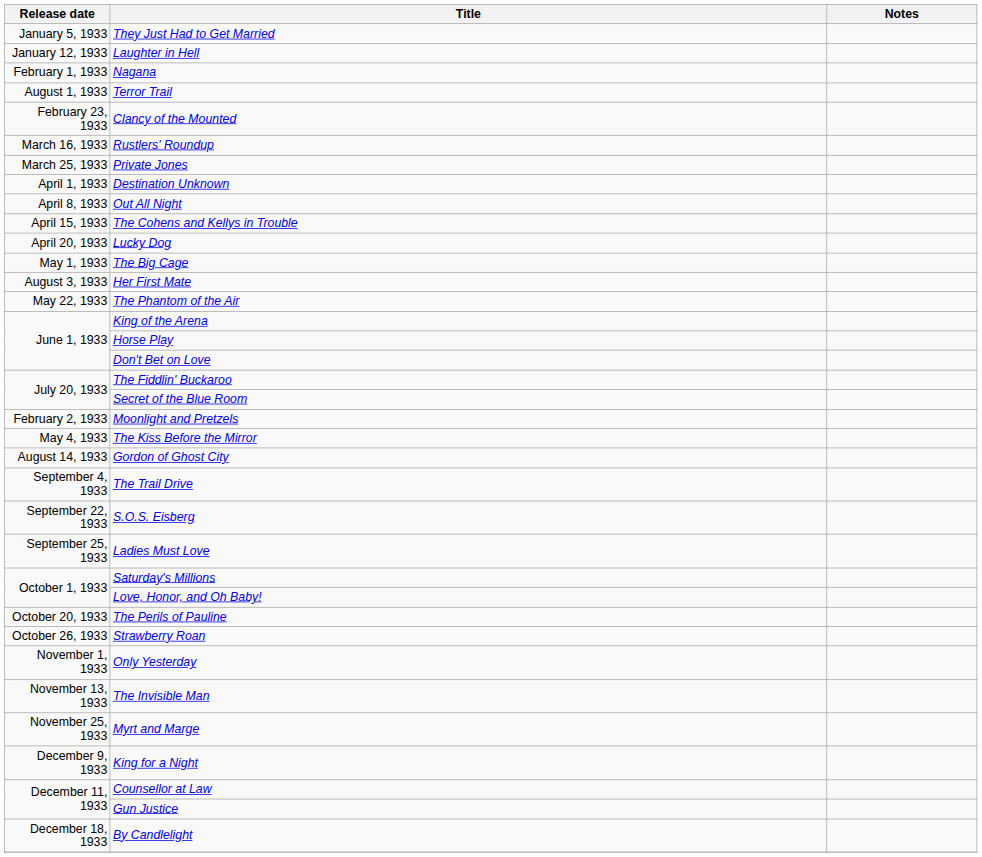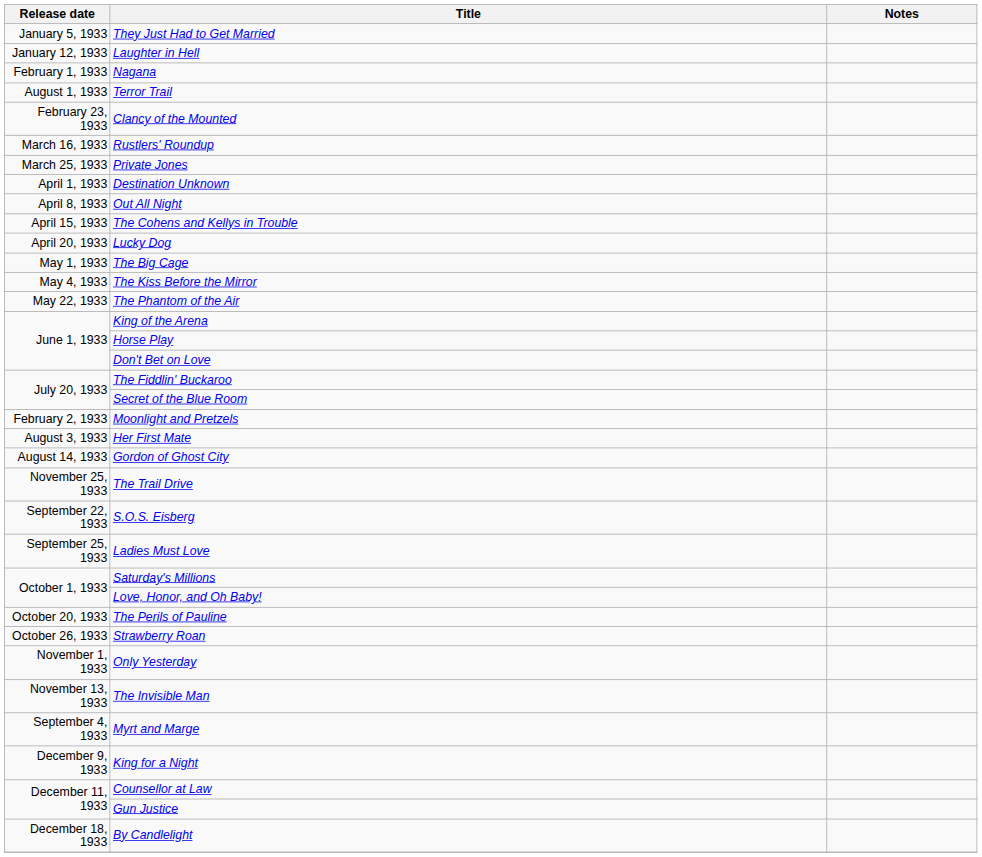rows swapped: (185, 438) <-> (152, 282)
(70, 484) September 4, 1933 -> (69, 484) November 25, 1933
(69, 729) November 25, 1933 -> (70, 729) September 4, 1933
